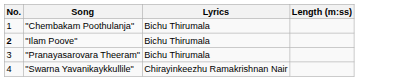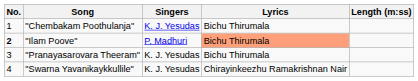+ column: (172, 12)
(177, 41) no background -> (237, 41) lightsalmon background
